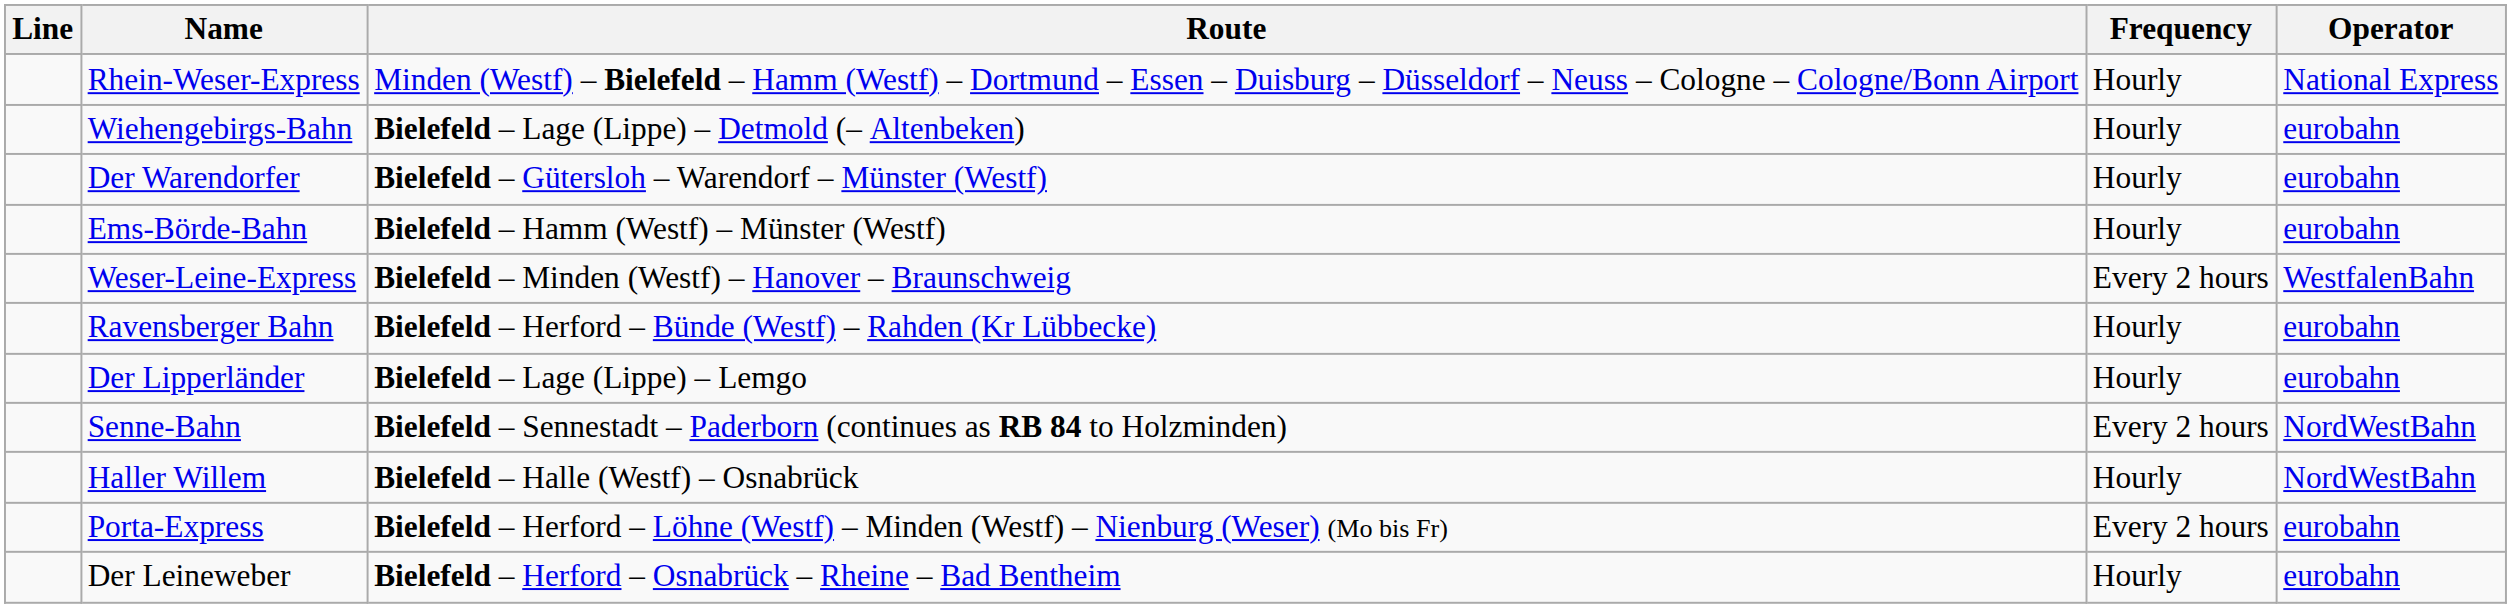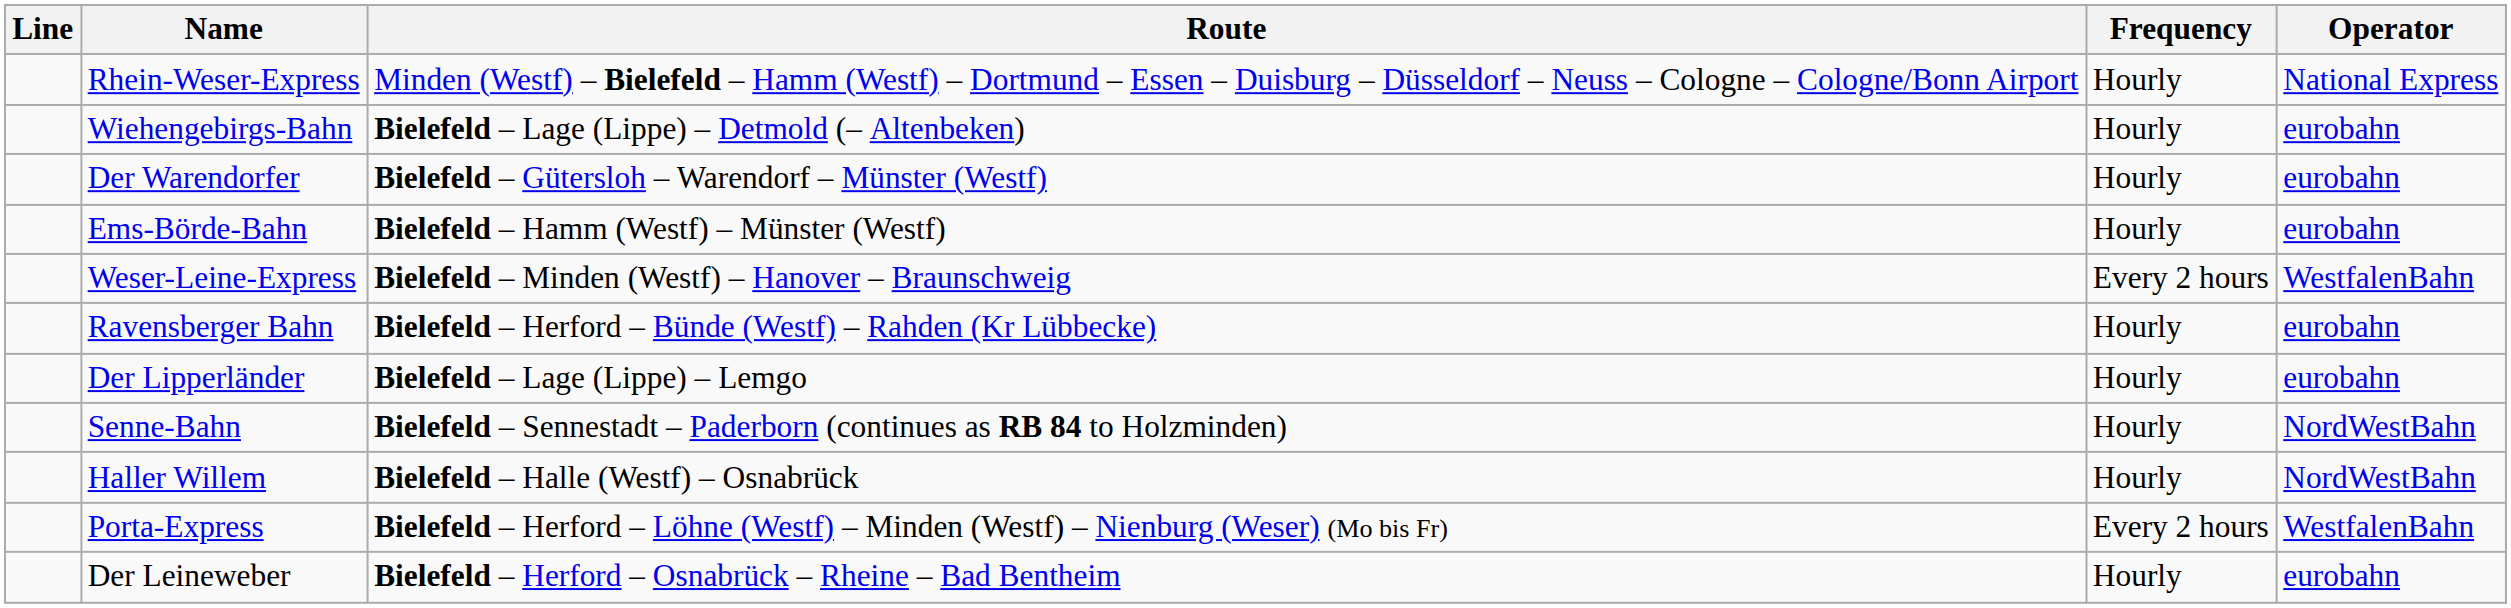(2181, 427) Every 2 hours -> (2137, 427) Hourly
(2342, 526) eurobahn -> (2379, 526) WestfalenBahn
